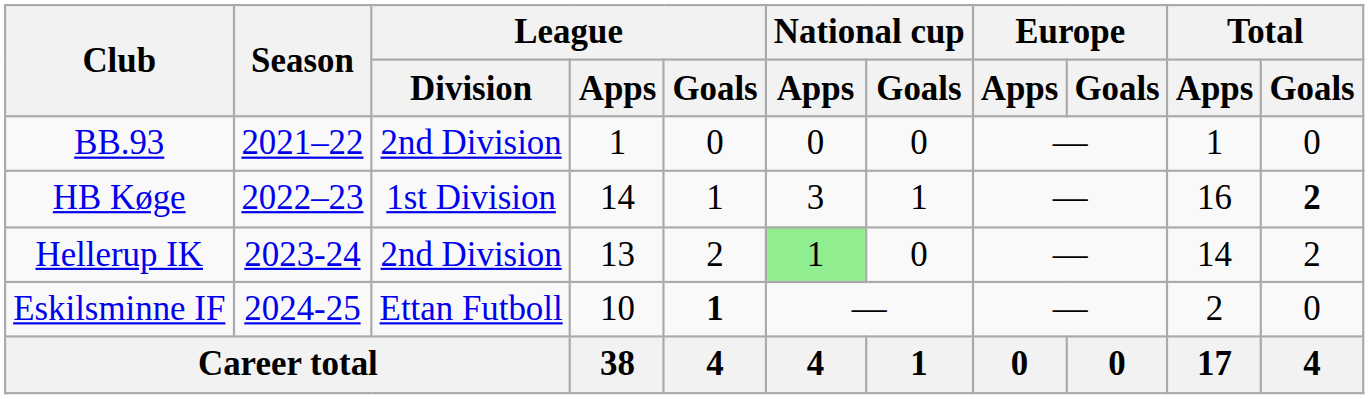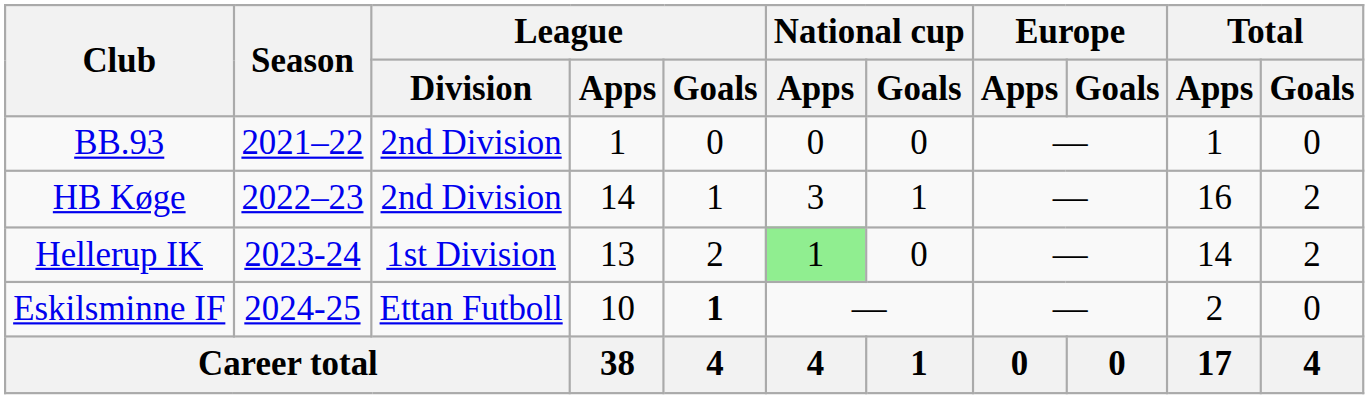(471, 198) 1st Division -> (471, 198) 2nd Division
(1312, 198) bold -> (1312, 198) normal
(471, 253) 2nd Division -> (471, 253) 1st Division
